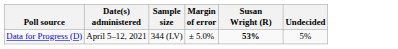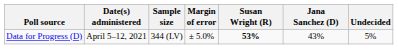+ column: (316, 17)
